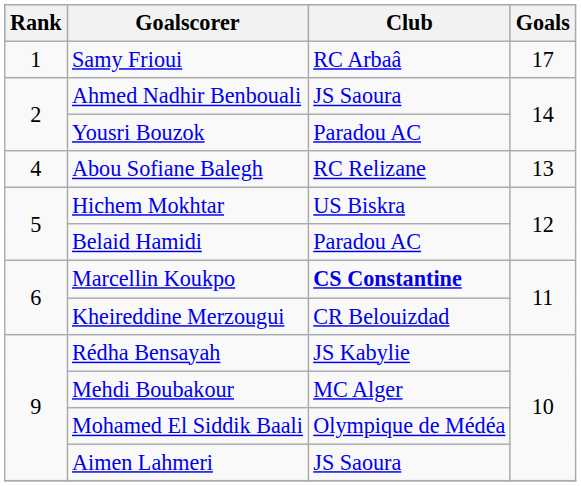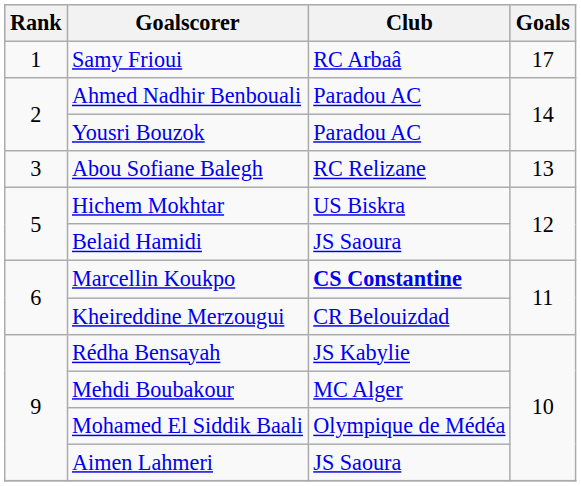(357, 96) JS Saoura -> (367, 96) Paradou AC
(36, 169) 4 -> (36, 169) 3
(367, 242) Paradou AC -> (357, 242) JS Saoura
